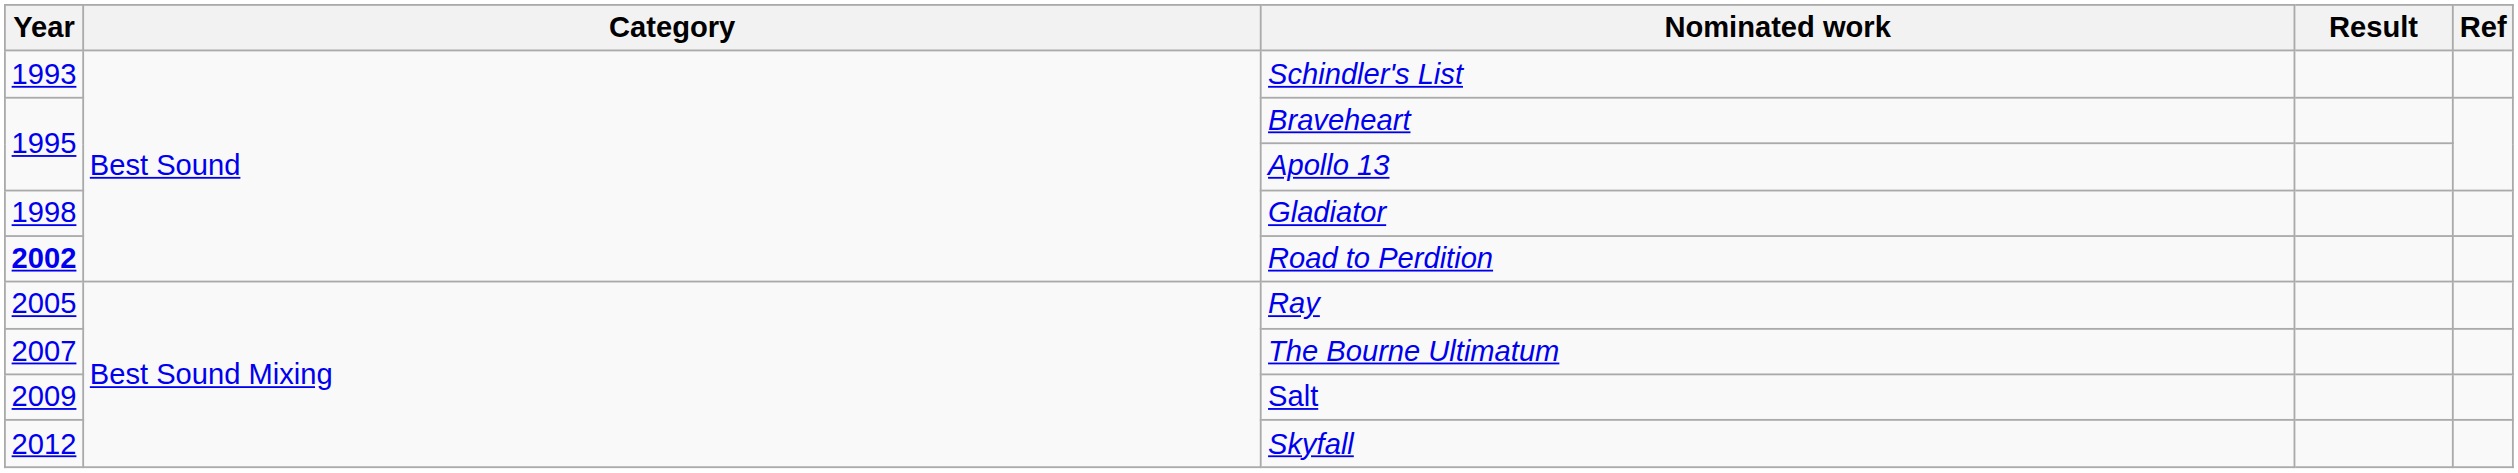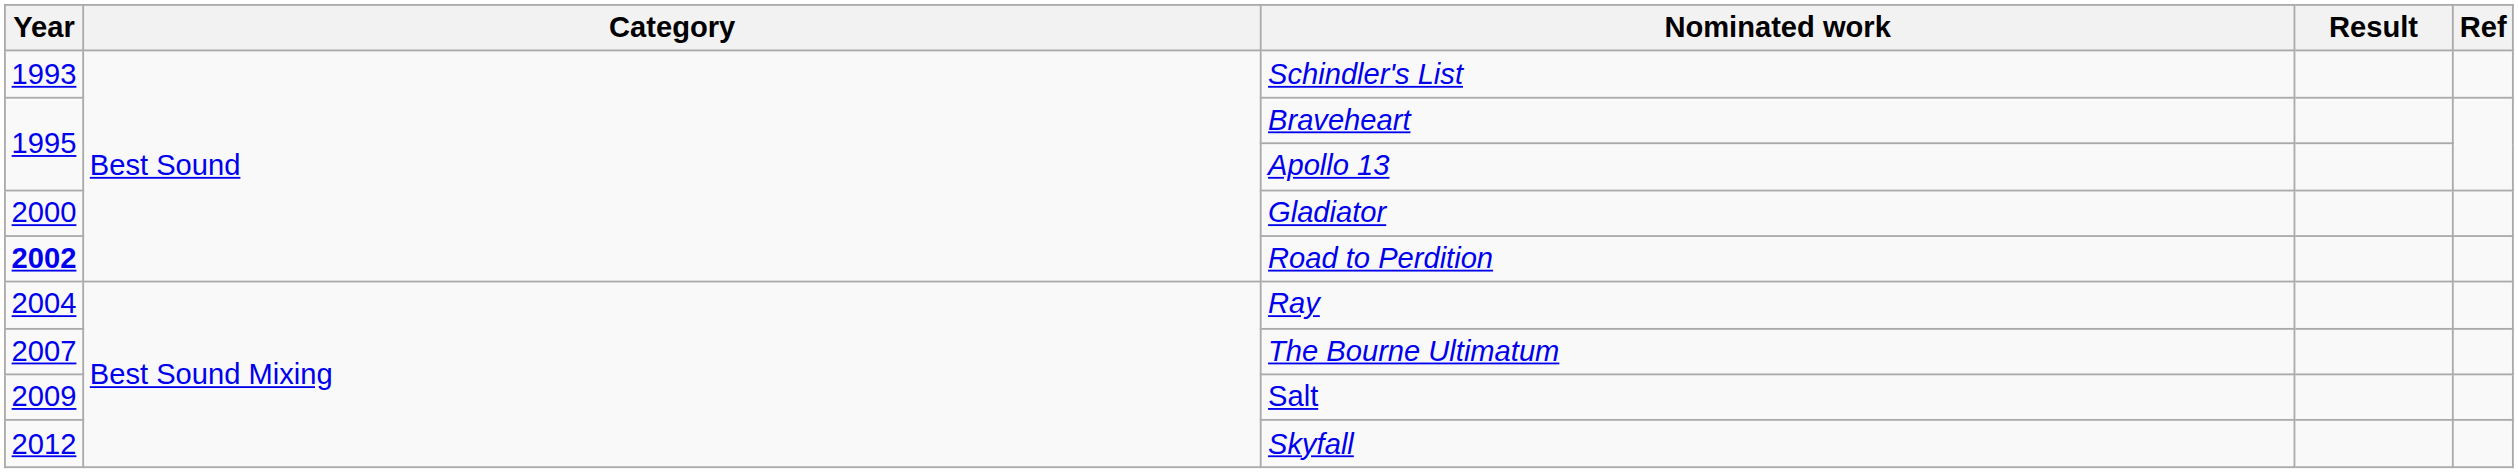(44, 212) 1998 -> (44, 212) 2000
(44, 304) 2005 -> (44, 304) 2004
